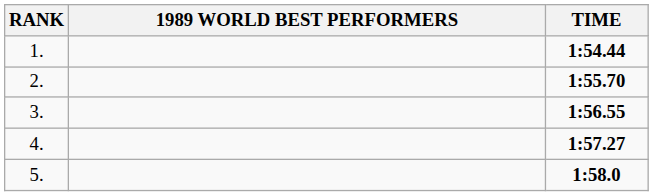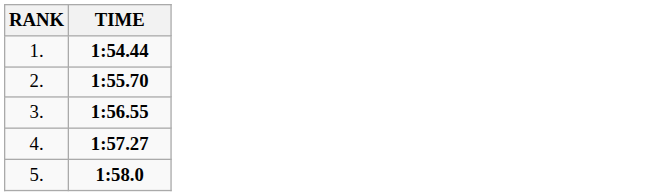- column: (307, 20)
